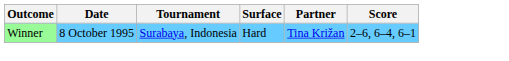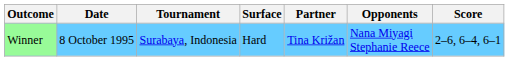+ column: (390, 14)
